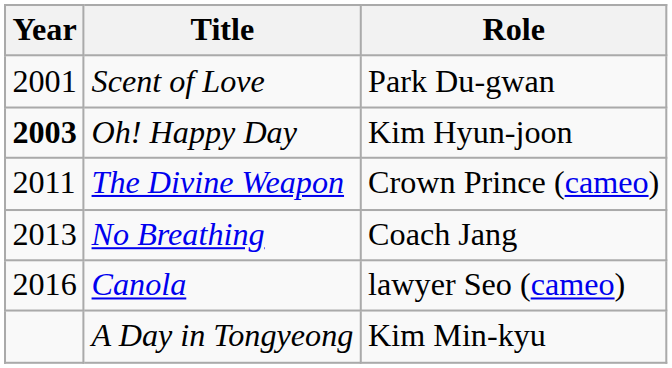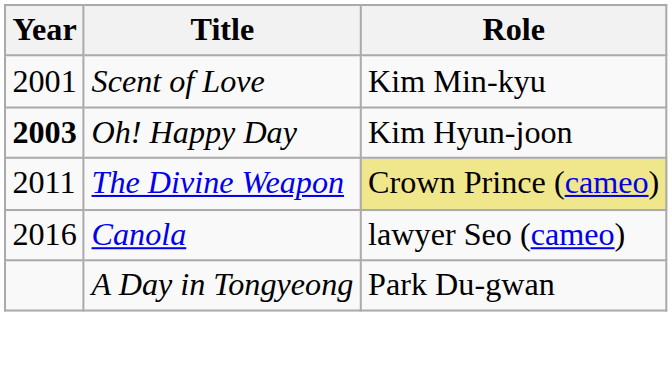(461, 81) Park Du-gwan -> (457, 81) Kim Min-kyu
(514, 183) no background -> (514, 183) khaki background
- row: (178, 234)
(457, 336) Kim Min-kyu -> (461, 285) Park Du-gwan
